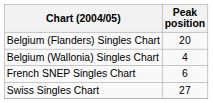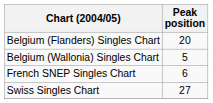(185, 57) 4 -> (185, 57) 5
